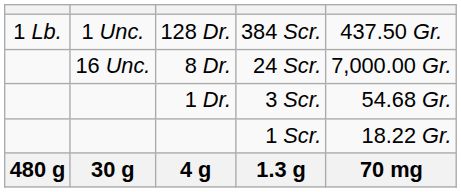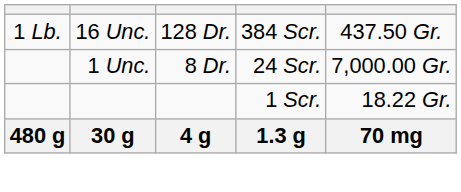(113, 31) 1 Unc. -> (113, 31) 16 Unc.
(113, 66) 16 Unc. -> (119, 66) 1 Unc.
- row: (208, 100)
